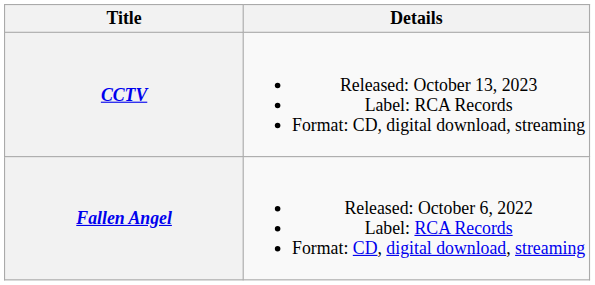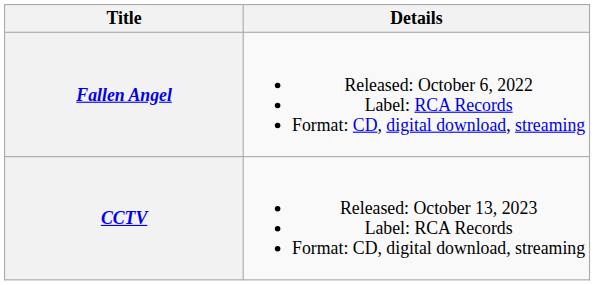rows swapped: (124, 218) <-> (124, 94)
